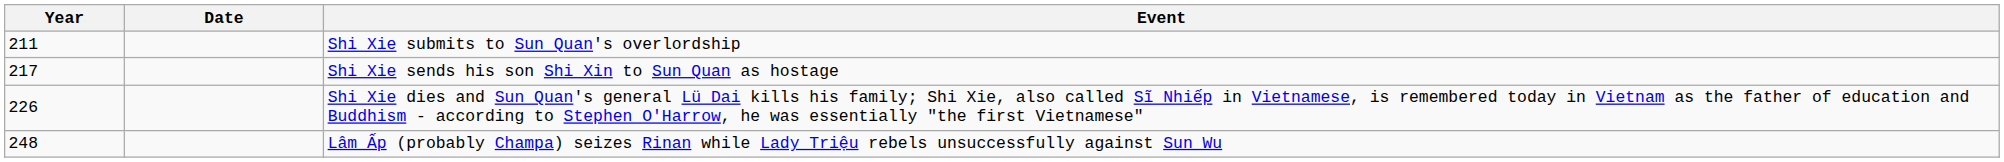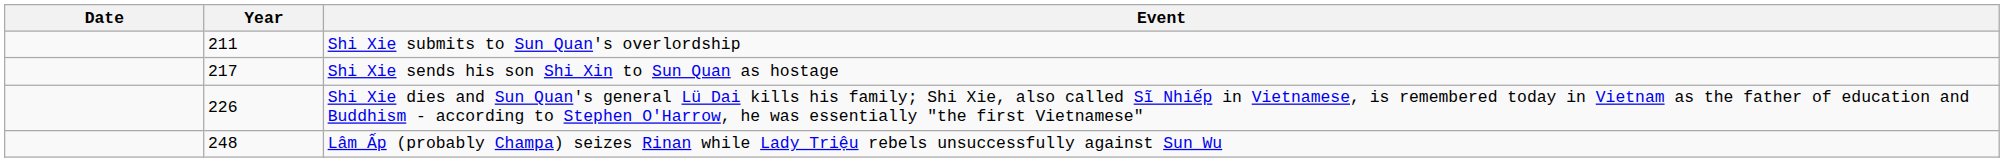columns swapped: (64, 18) <-> (224, 18)
